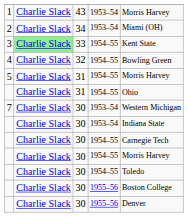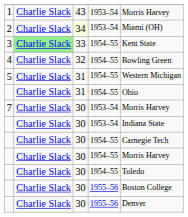(81, 28) no background -> (81, 28) lightyellow background
(146, 76) Morris Harvey -> (152, 76) Western Michigan
(152, 108) Western Michigan -> (146, 108) Morris Harvey
